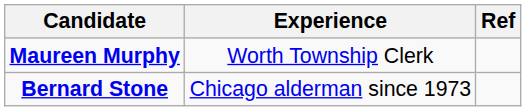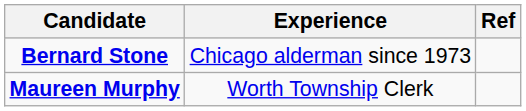rows swapped: (95, 55) <-> (95, 88)
